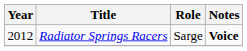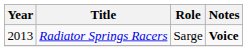(20, 35) 2012 -> (20, 35) 2013
